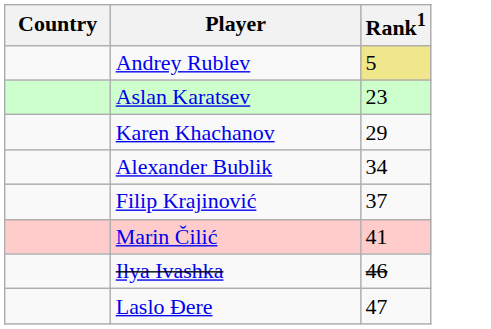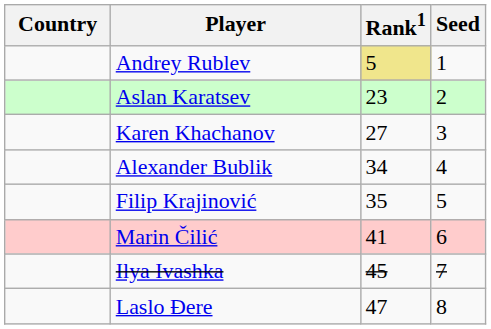+ column: (458, 24)
(377, 132) 29 -> (377, 132) 27
(377, 201) 37 -> (377, 201) 35
(377, 271) 46 -> (377, 271) 45
